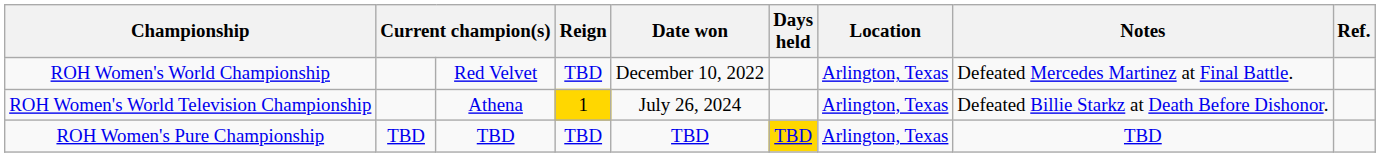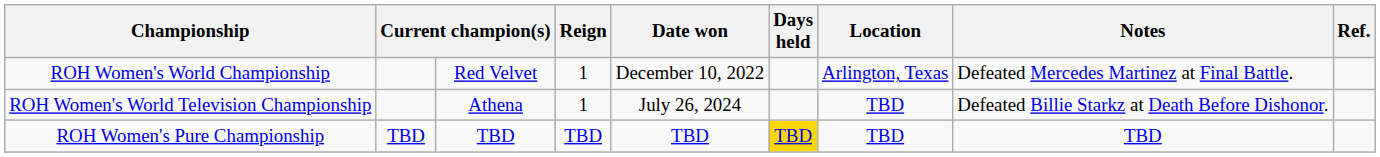(583, 73) TBD -> (583, 73) 1
(583, 104) gold background -> (583, 104) no background
(885, 104) Arlington, Texas -> (885, 104) TBD
(885, 135) Arlington, Texas -> (885, 135) TBD
